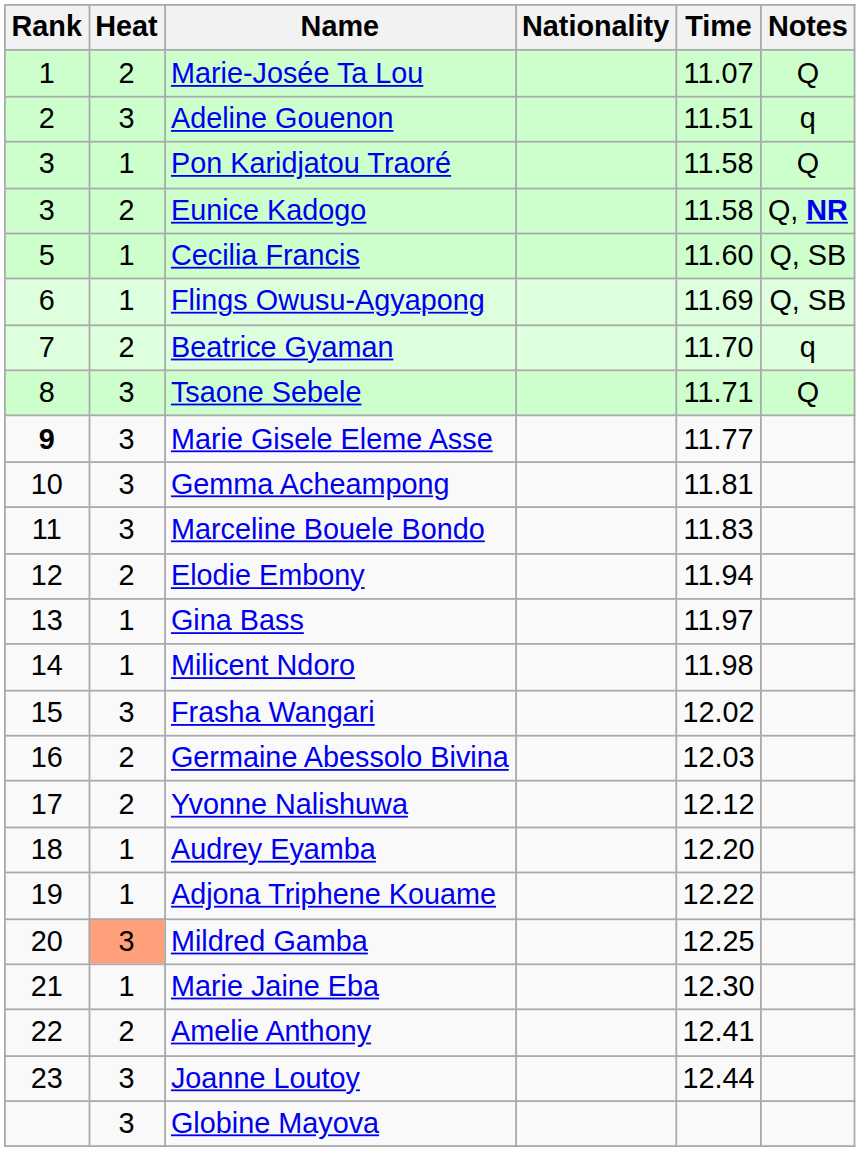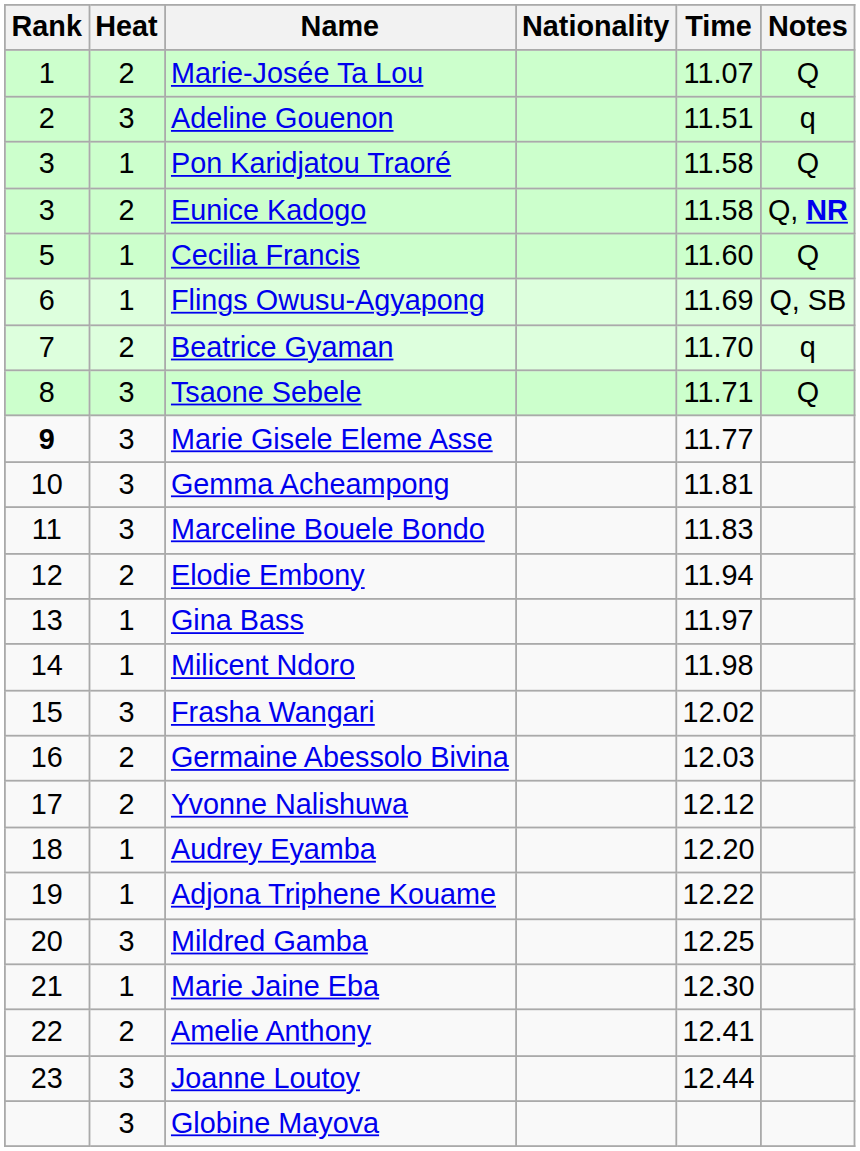(808, 255) Q, SB -> (808, 255) Q
(126, 940) lightsalmon background -> (126, 940) no background
